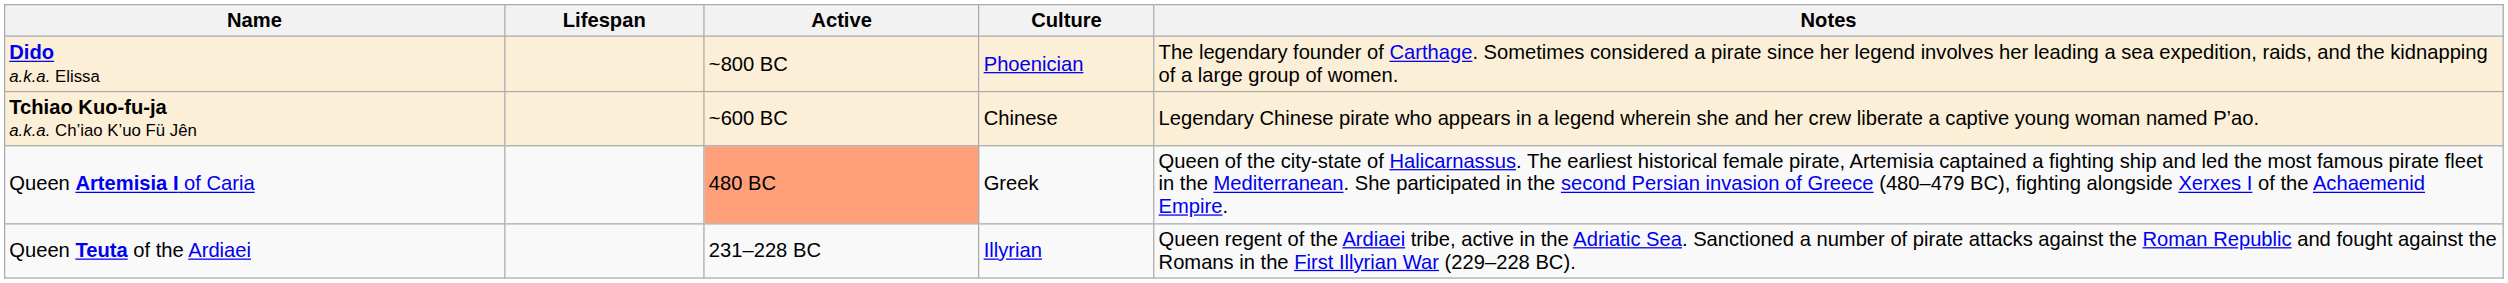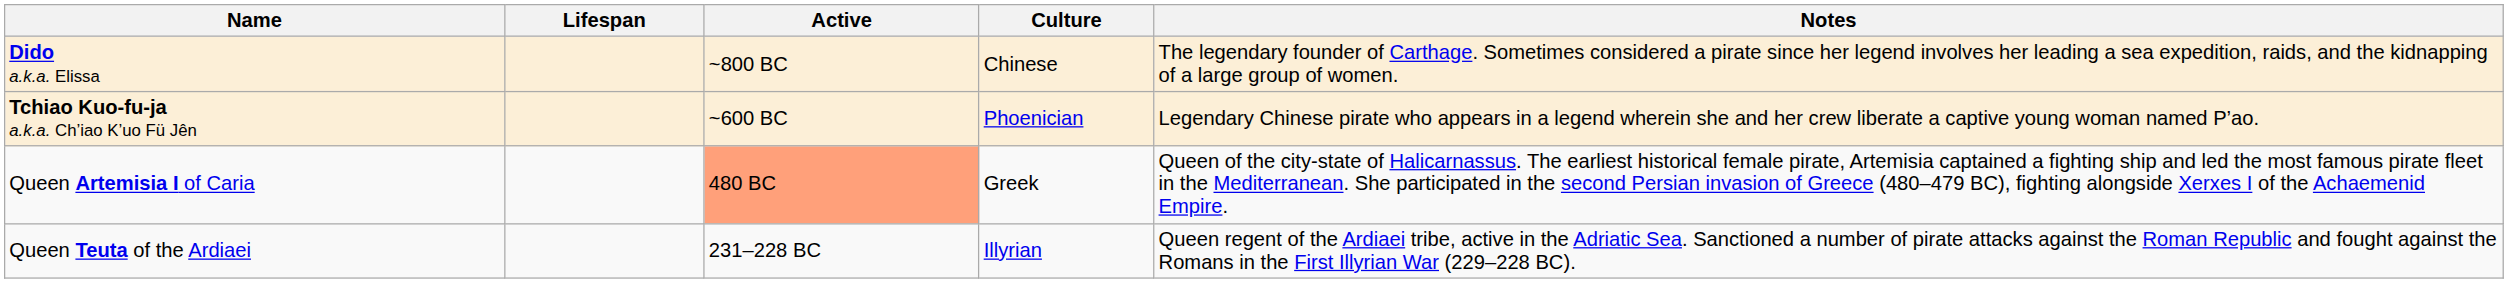(1034, 63) Phoenician -> (1021, 63) Chinese
(1021, 118) Chinese -> (1034, 118) Phoenician
